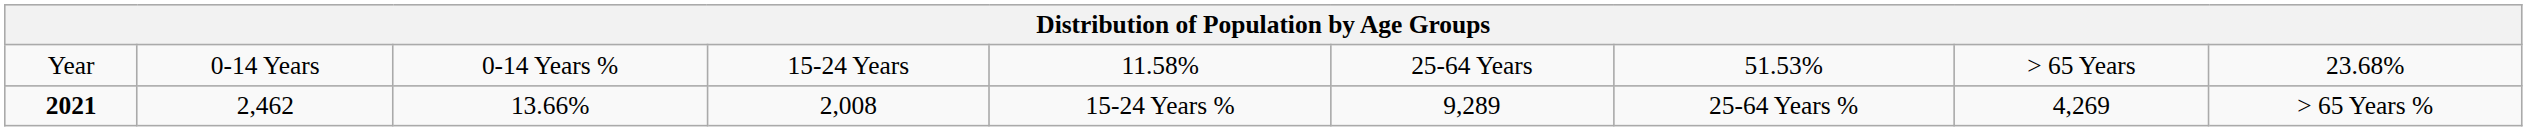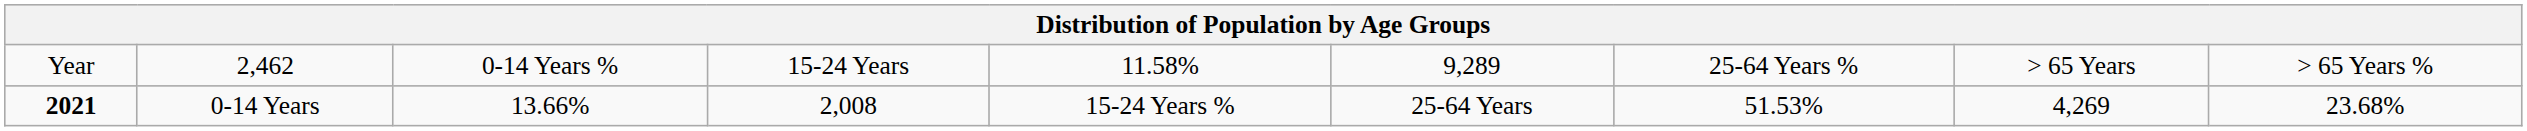(265, 65) 0-14 Years -> (265, 65) 2,462
(1472, 65) 25-64 Years -> (1472, 65) 9,289
(1784, 65) 51.53% -> (1784, 65) 25-64 Years %
(2365, 65) 23.68% -> (2365, 65) > 65 Years %
(265, 105) 2,462 -> (265, 105) 0-14 Years
(1472, 105) 9,289 -> (1472, 105) 25-64 Years
(1784, 105) 25-64 Years % -> (1784, 105) 51.53%
(2365, 105) > 65 Years % -> (2365, 105) 23.68%
